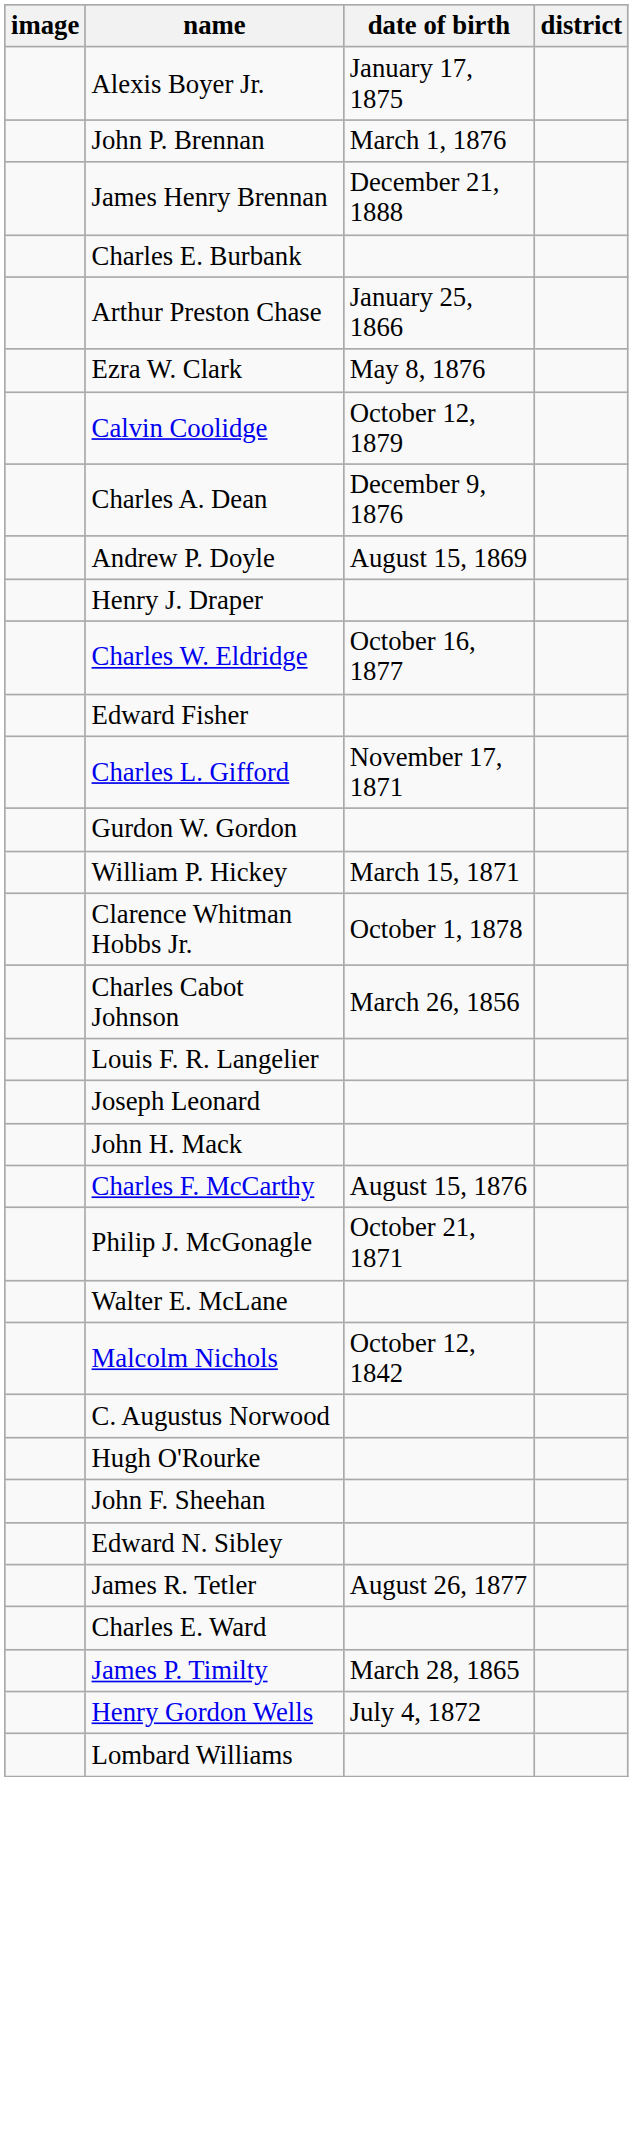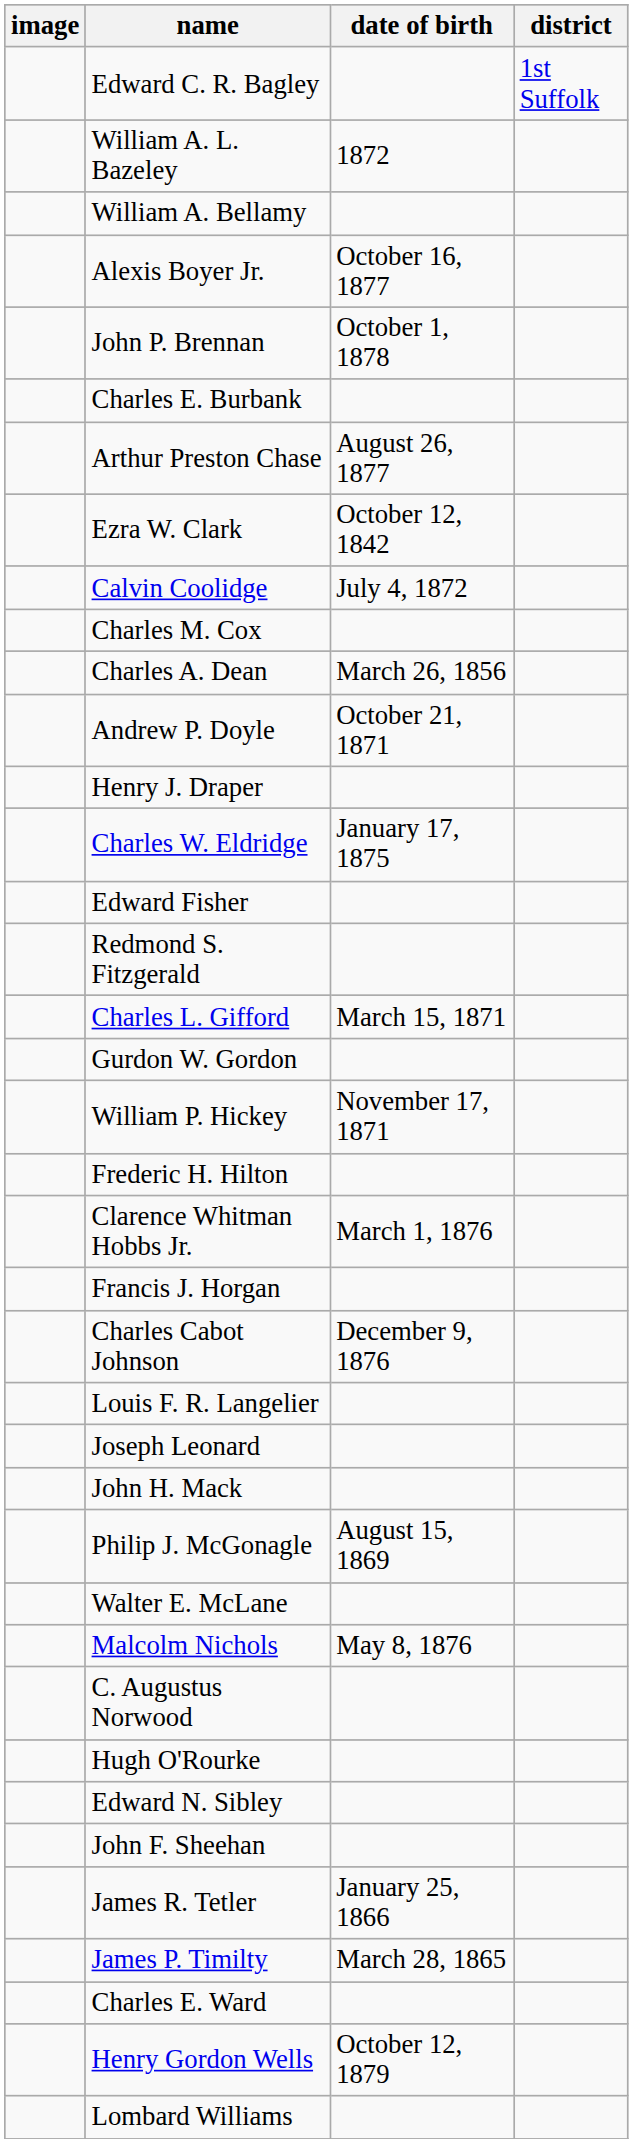+ row: (205, 83)
+ row: (165, 155)
+ row: (199, 212)
(411, 83) January 17, 1875 -> (399, 270) October 16, 1877
(428, 140) March 1, 1876 -> (393, 342) October 1, 1878
- row: (210, 197)
(411, 312) January 25, 1866 -> (395, 457) August 26, 1877
(418, 370) May 8, 1876 -> (399, 530) October 12, 1842
(413, 427) October 12, 1879 -> (402, 587) July 4, 1872
+ row: (177, 629)
(418, 499) December 9, 1876 -> (421, 672) March 26, 1856
(438, 557) August 15, 1869 -> (399, 729) October 21, 1871
(413, 657) October 16, 1877 -> (398, 844) January 17, 1875
+ row: (158, 959)
(426, 771) November 17, 1871 -> (421, 1016) March 15, 1871
(435, 871) March 15, 1871 -> (413, 1116) November 17, 1871
+ row: (190, 1173)
(436, 929) October 1, 1878 -> (414, 1231) March 1, 1876
+ row: (186, 1288)
(435, 1001) March 26, 1856 -> (404, 1346) December 9, 1876
- row: (203, 1186)
(413, 1243) October 21, 1871 -> (395, 1545) August 15, 1869
(413, 1358) October 12, 1842 -> (404, 1645) May 8, 1876
rows swapped: (178, 1500) <-> (187, 1542)
(438, 1585) August 26, 1877 -> (398, 1902) January 25, 1866
rows swapped: (180, 1670) <-> (179, 1627)
(415, 1712) July 4, 1872 -> (399, 2059) October 12, 1879
